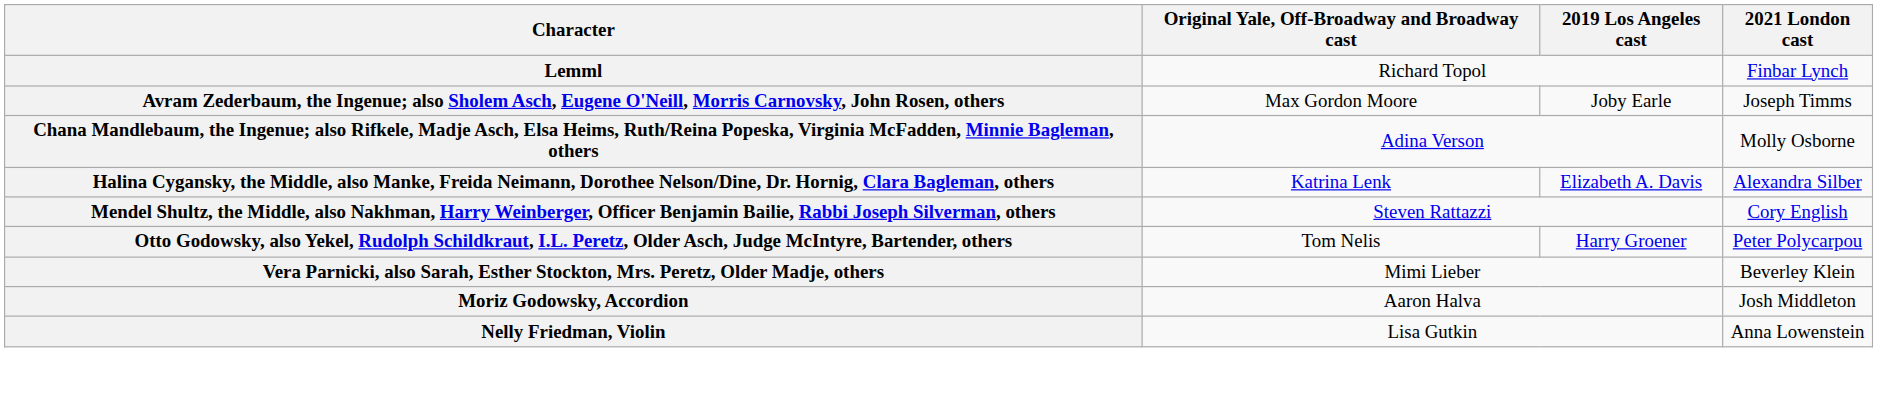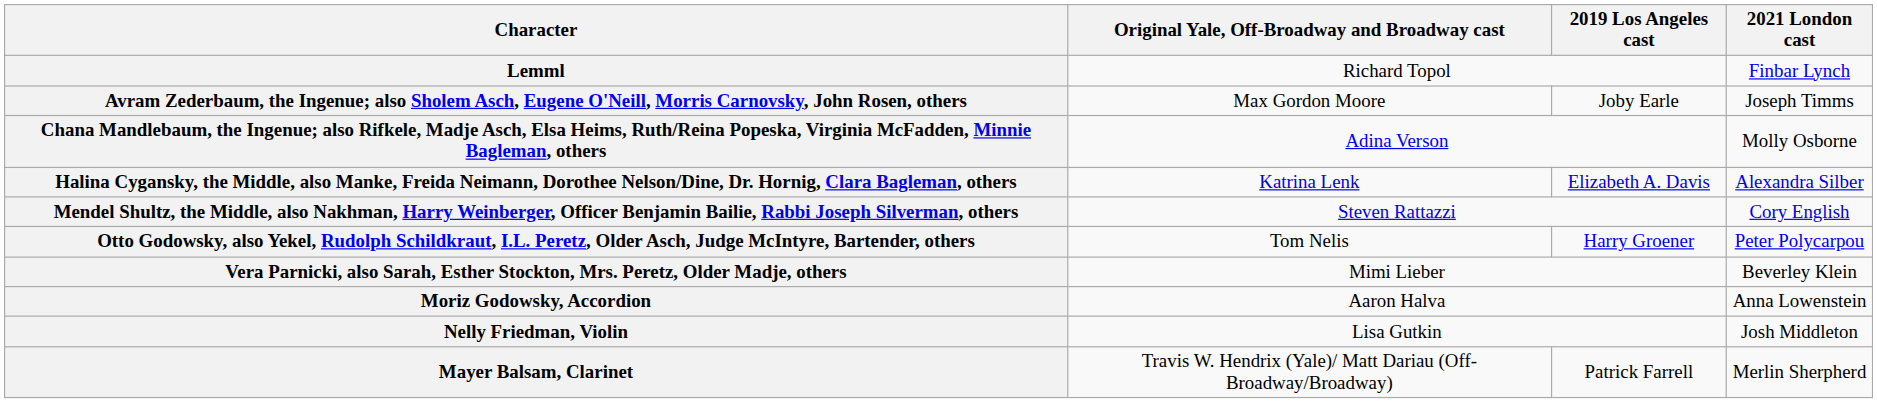(1798, 301) Josh Middleton -> (1799, 301) Anna Lowenstein
(1798, 331) Anna Lowenstein -> (1799, 331) Josh Middleton
+ row: (536, 371)
